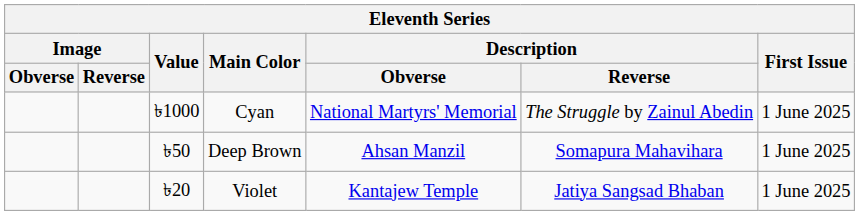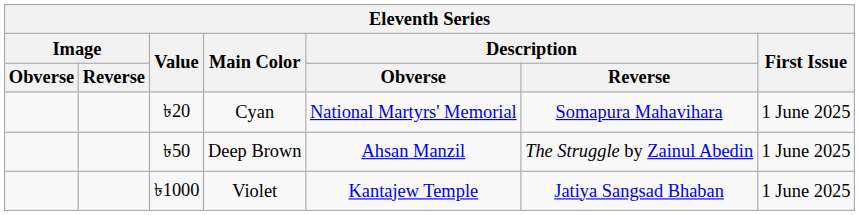(176, 111) ৳1000 -> (176, 111) ৳20
(639, 111) The Struggle by Zainul Abedin -> (639, 111) Somapura Mahavihara
(639, 151) Somapura Mahavihara -> (639, 151) The Struggle by Zainul Abedin
(176, 190) ৳20 -> (176, 190) ৳1000
